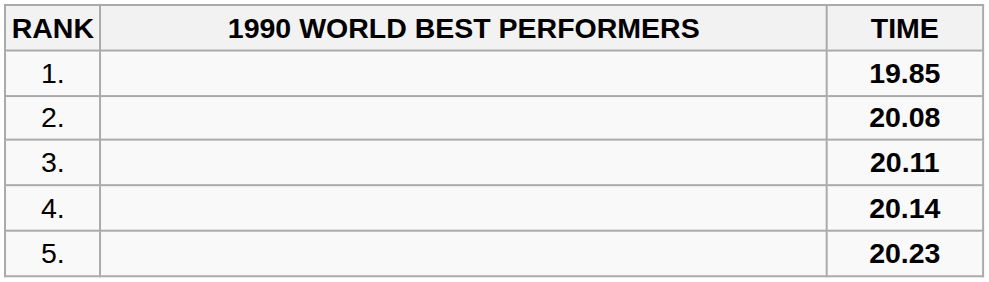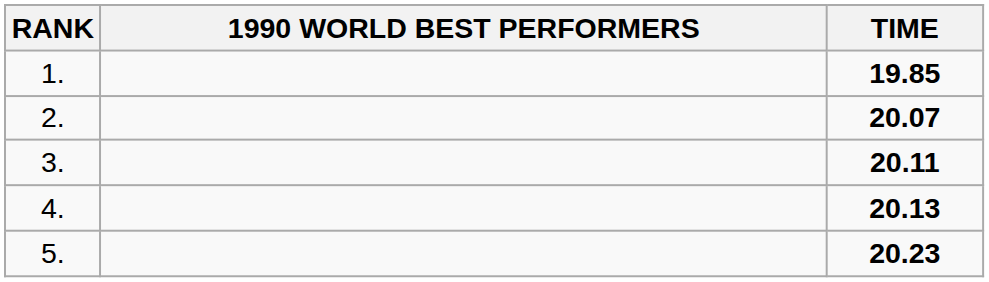(905, 118) 20.08 -> (905, 118) 20.07
(905, 208) 20.14 -> (905, 208) 20.13
